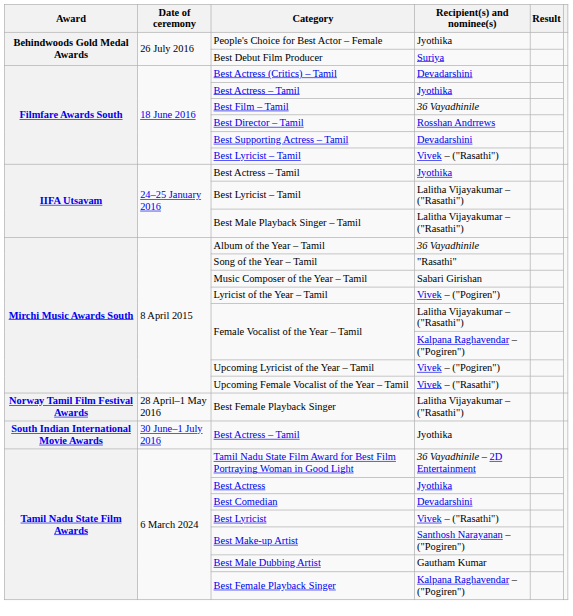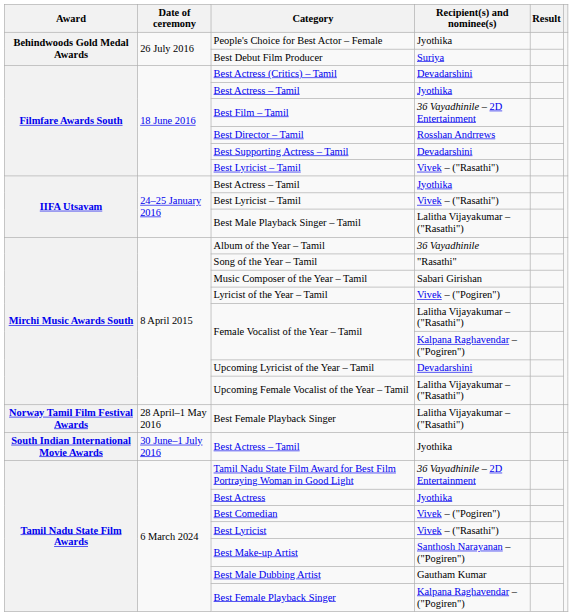(448, 106) 36 Vayadhinile -> (460, 112) 36 Vayadhinile – 2D Entertainment
(464, 195) Lalitha Vijayakumar – ("Rasathi") -> (458, 201) Vivek – ("Rasathi")
(458, 368) Vivek – ("Pogiren") -> (445, 368) Devadarshini
(458, 384) Vivek – ("Rasathi") -> (464, 390) Lalitha Vijayakumar – ("Rasathi")
(445, 502) Devadarshini -> (458, 513) Vivek – ("Pogiren")
